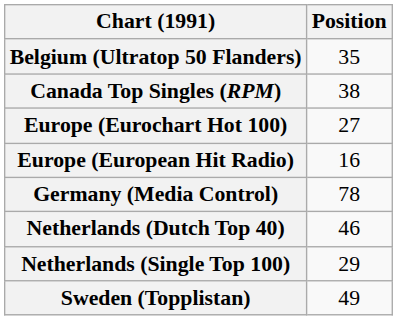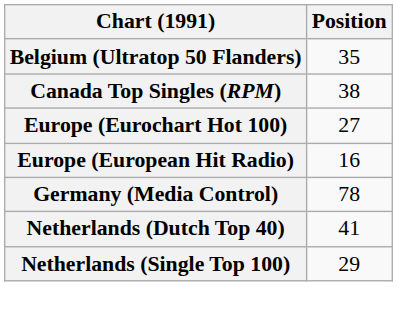(349, 228) 46 -> (349, 228) 41
- row: (156, 297)
